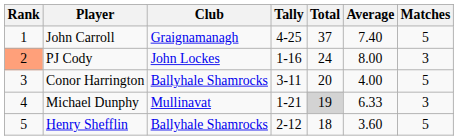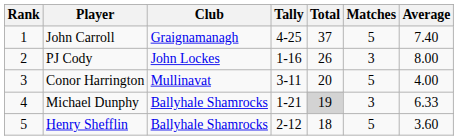columns swapped: (425, 15) <-> (370, 15)
(24, 59) lightsalmon background -> (24, 59) no background
(325, 59) 24 -> (325, 59) 26
(209, 80) Ballyhale Shamrocks -> (181, 80) Mullinavat
(181, 102) Mullinavat -> (209, 102) Ballyhale Shamrocks
